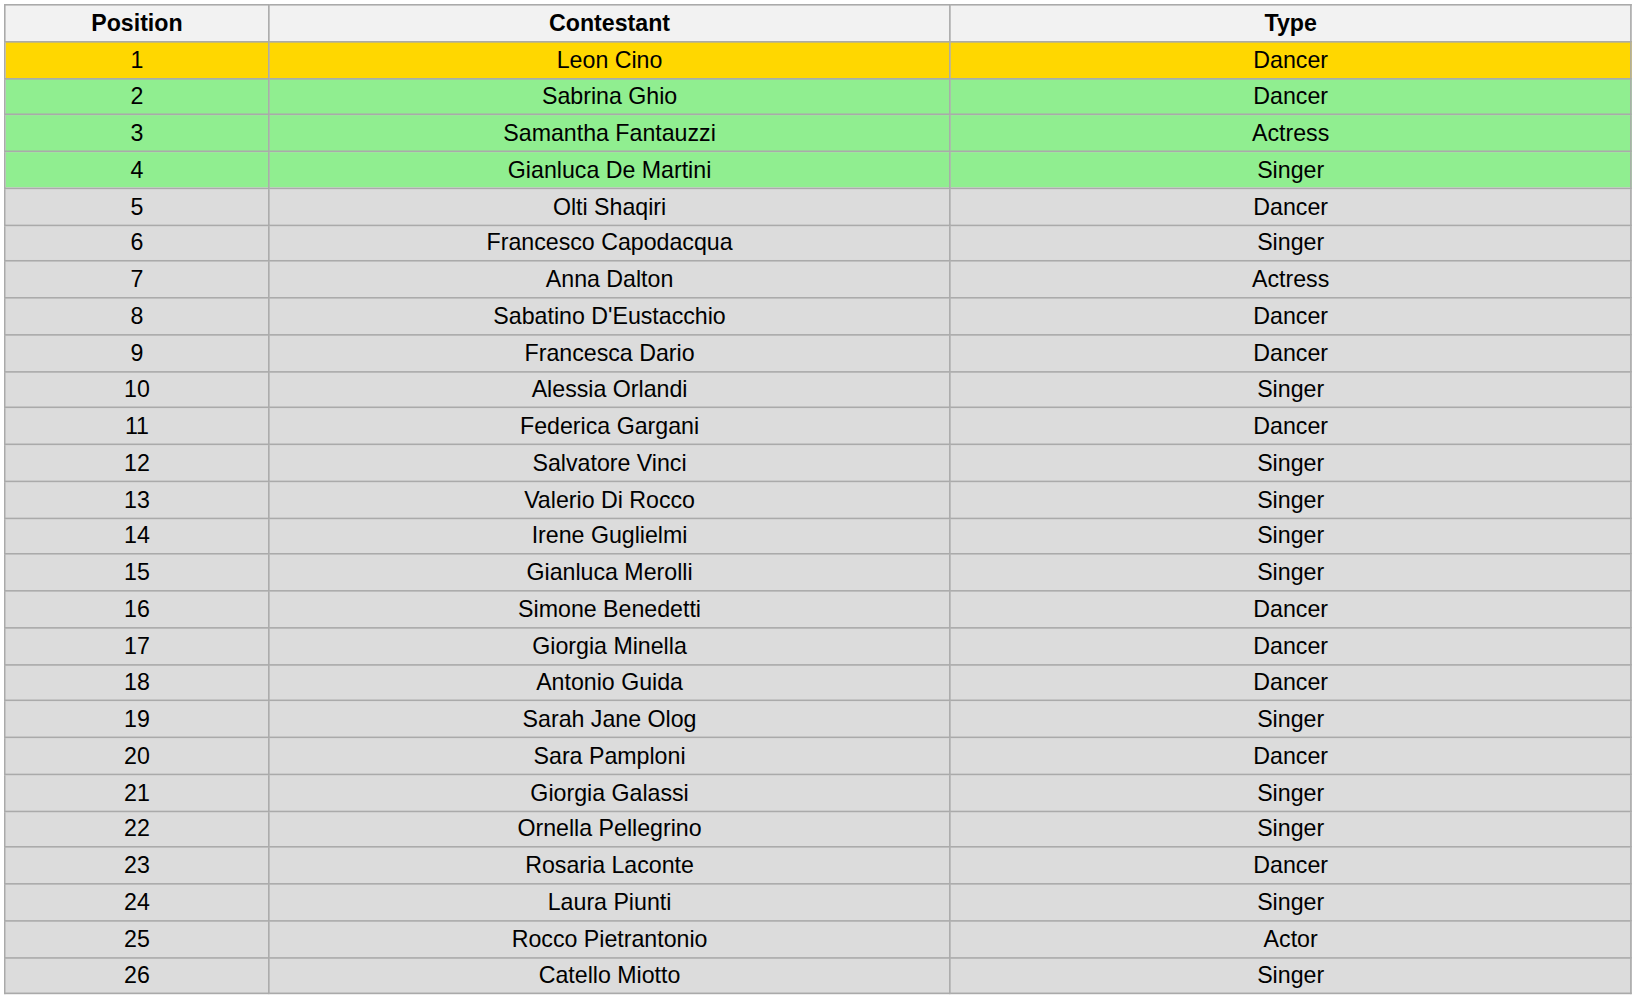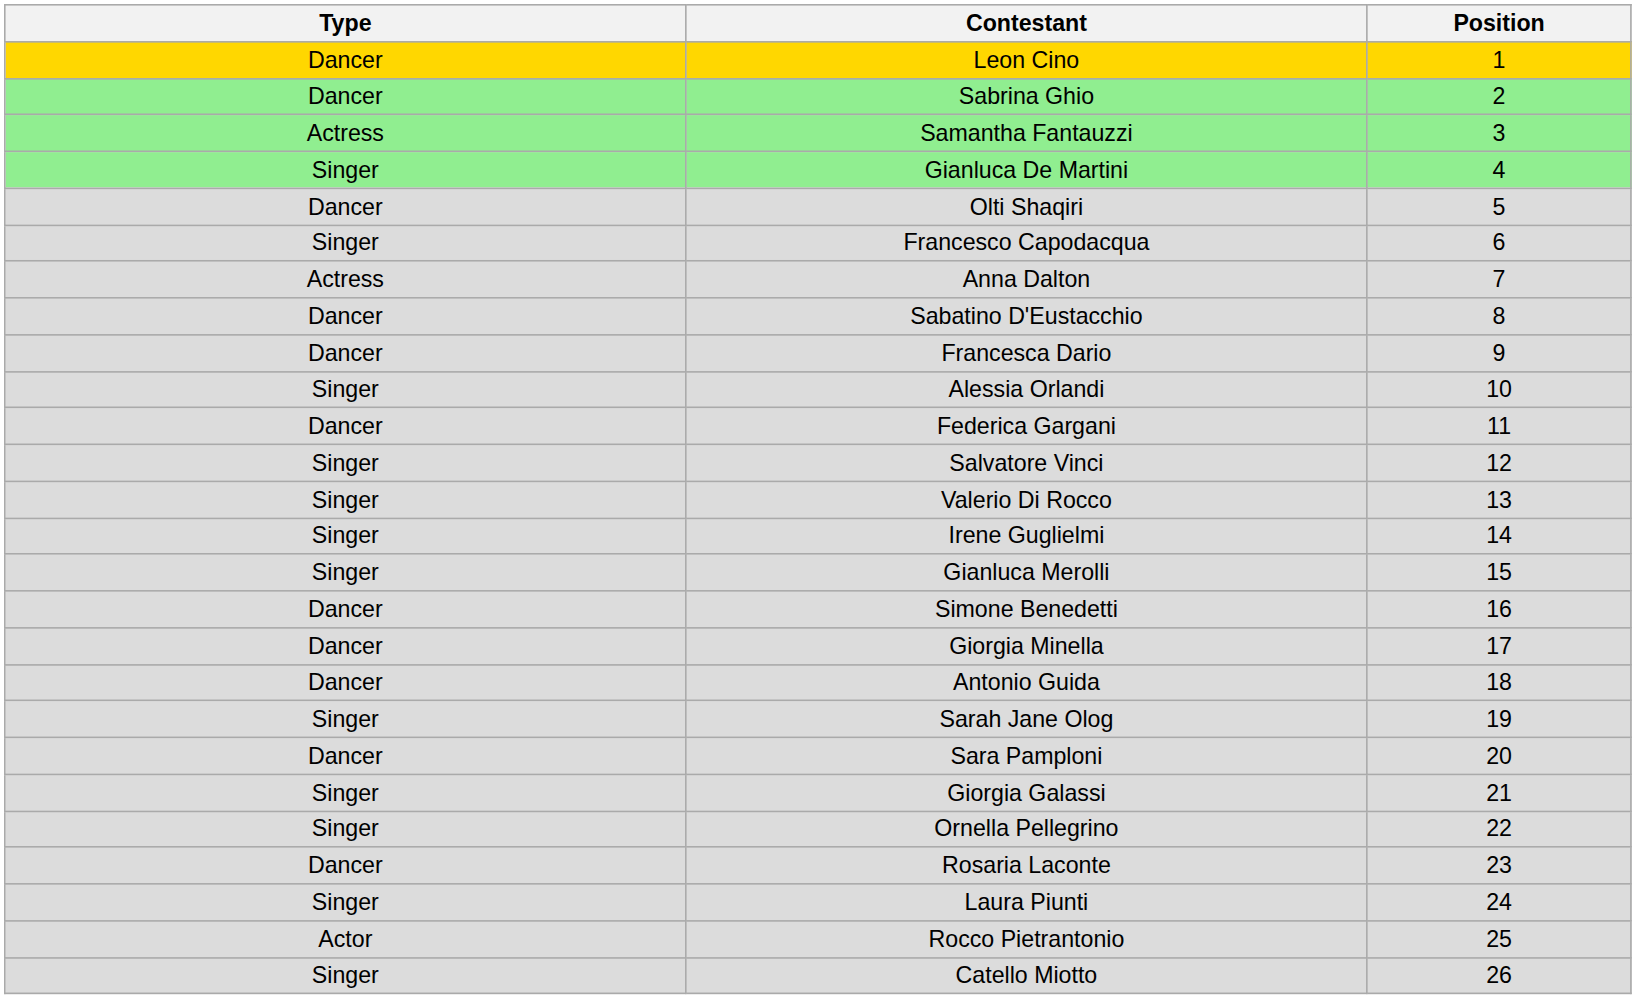columns swapped: (137, 24) <-> (1291, 24)
